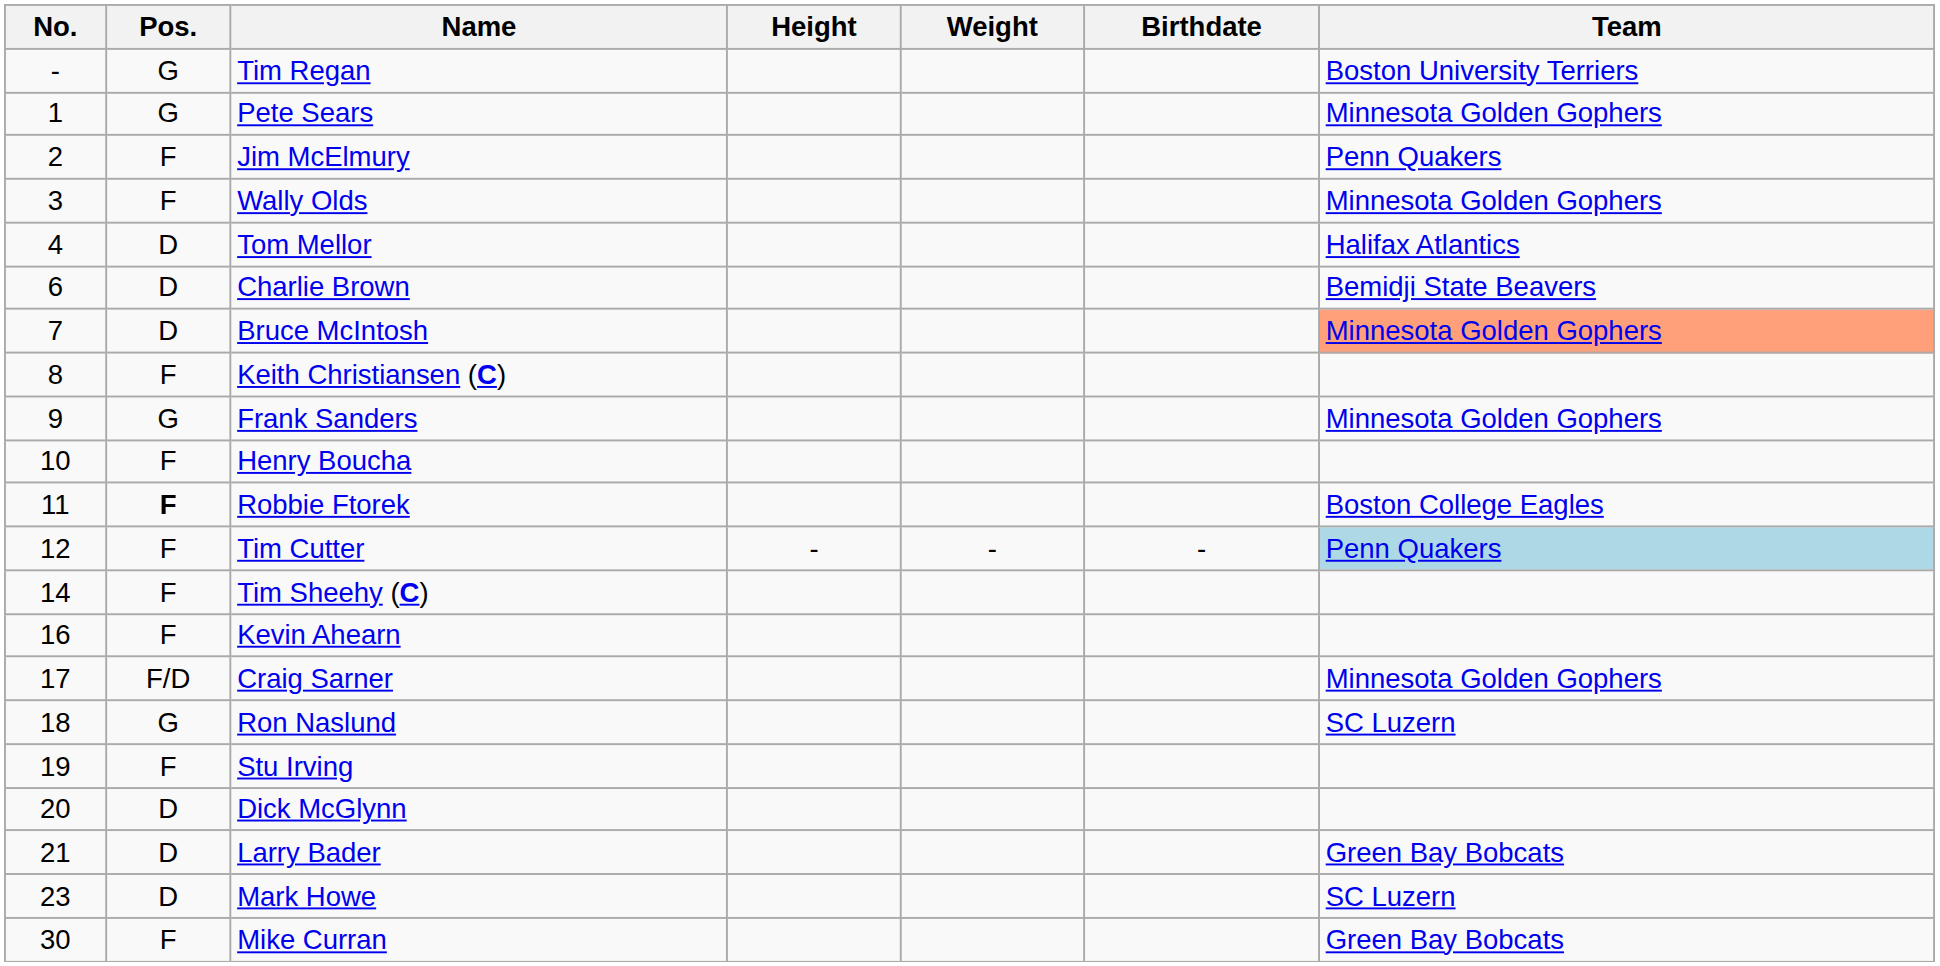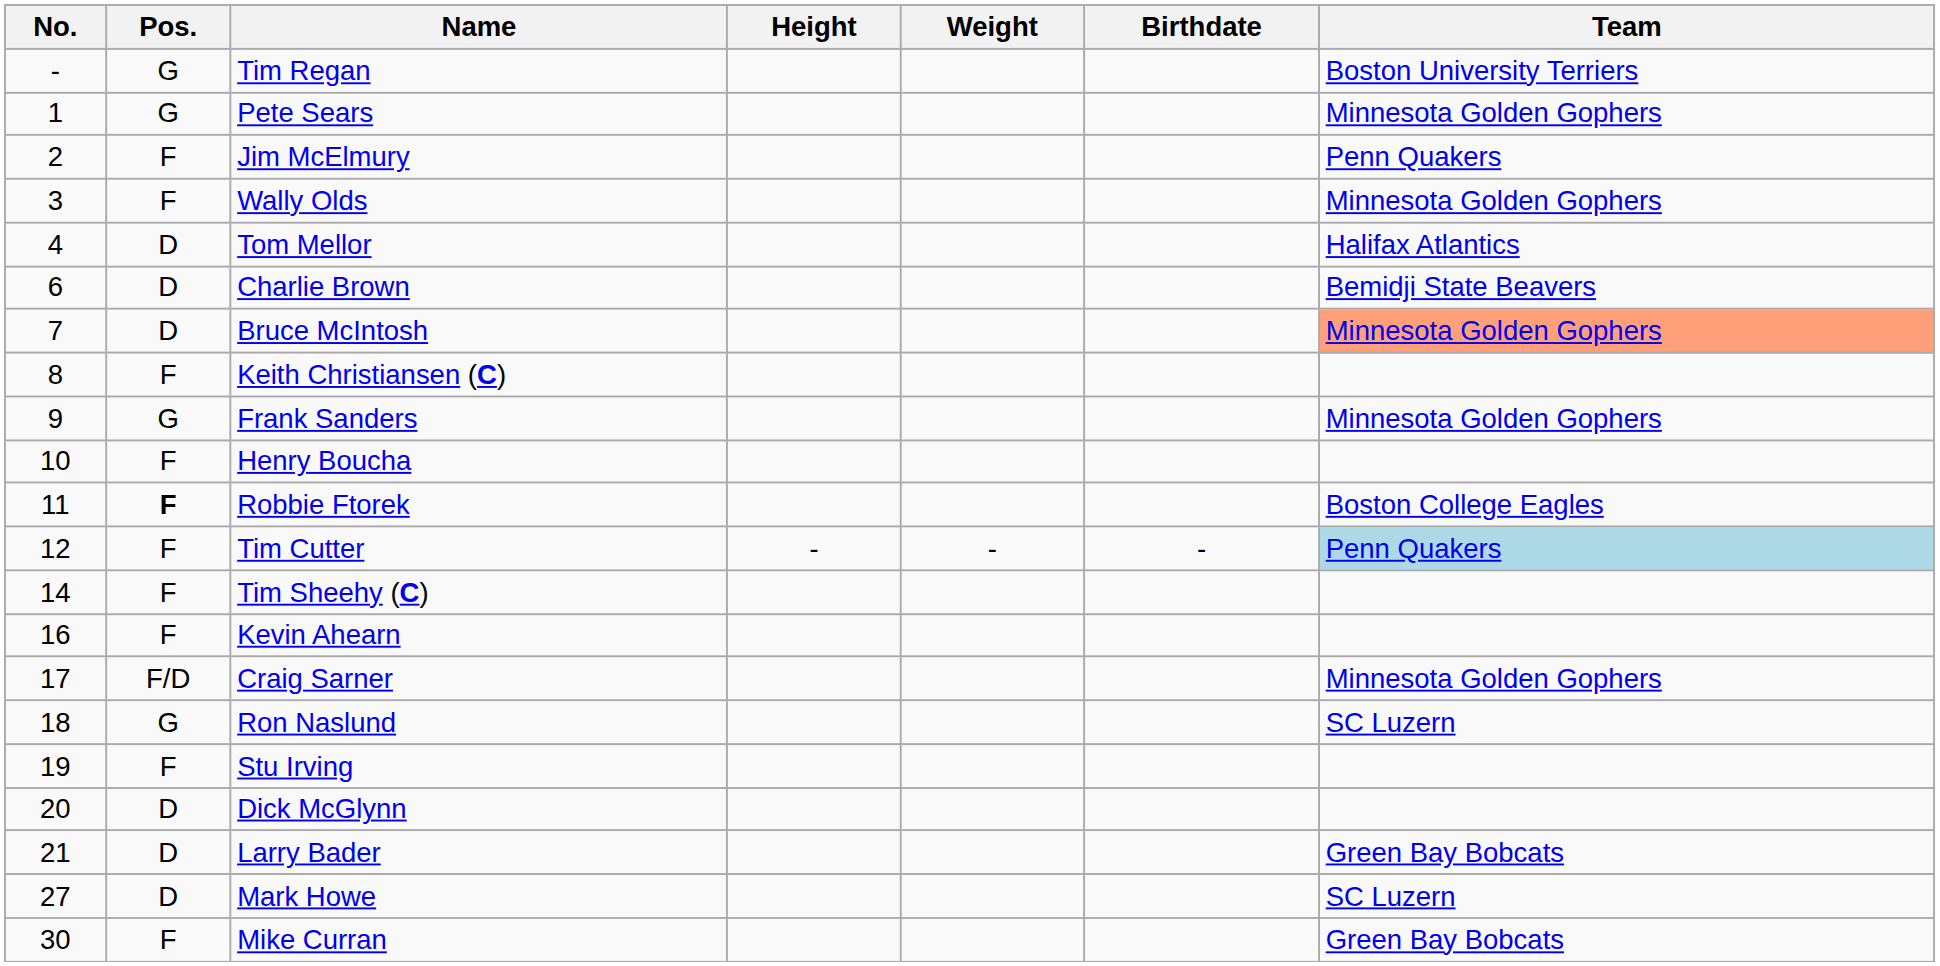(55, 896) 23 -> (55, 896) 27
